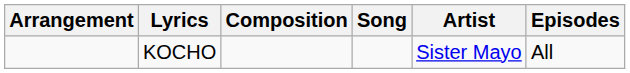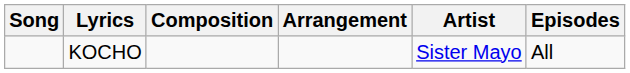columns swapped: (382, 20) <-> (71, 20)
